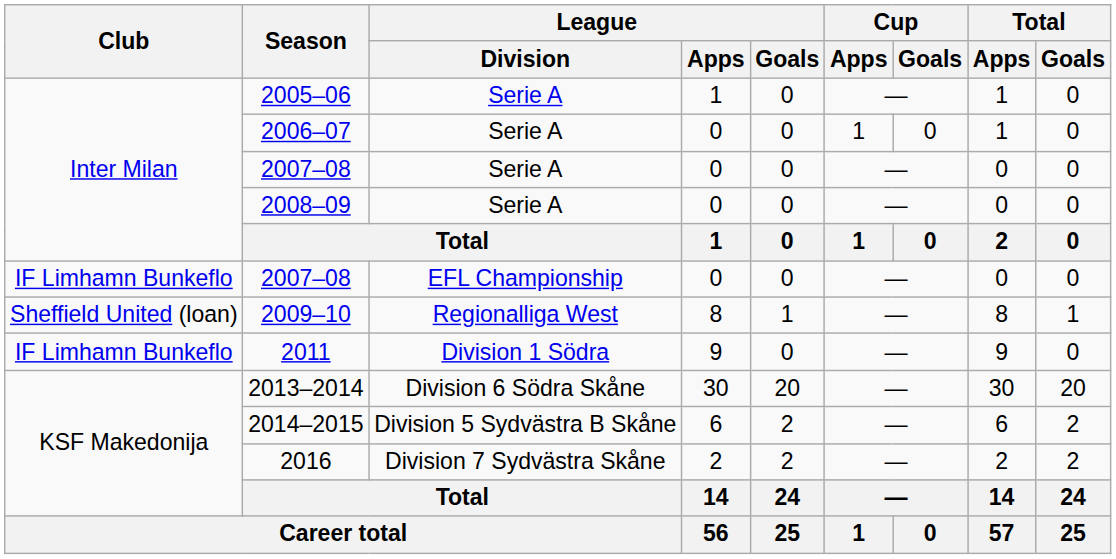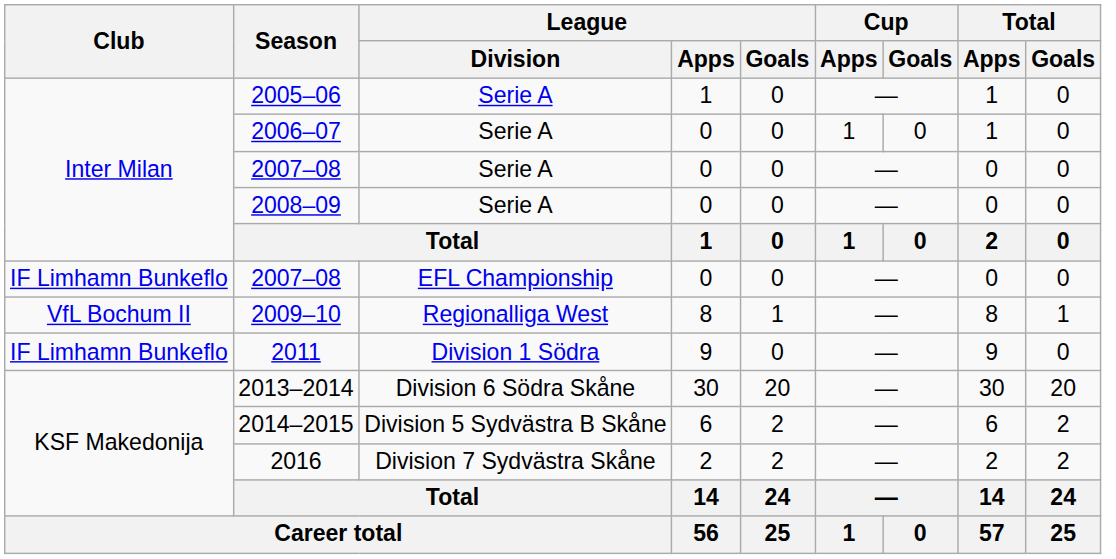(124, 315) Sheffield United (loan) -> (119, 315) VfL Bochum II
